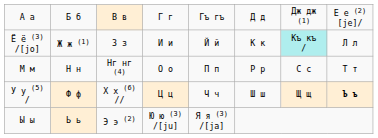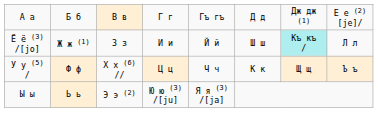(258, 43) К к -> (258, 43) Ш ш
- row: (27, 69)
(258, 95) Ш ш -> (258, 69) К к
(350, 95) bold -> (350, 69) normal
